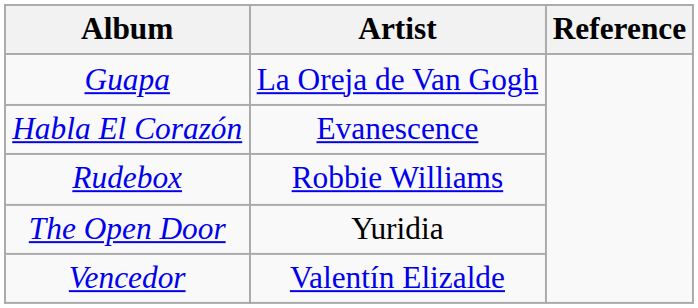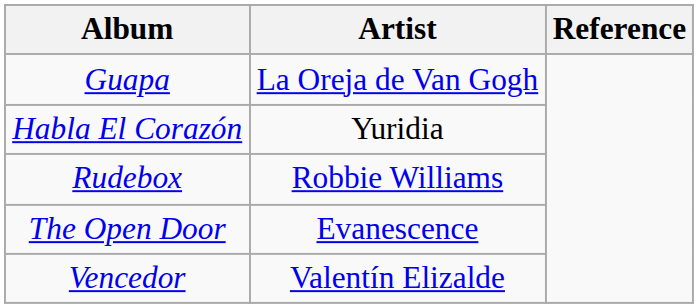(397, 128) Evanescence -> (397, 128) Yuridia
(397, 228) Yuridia -> (397, 228) Evanescence
